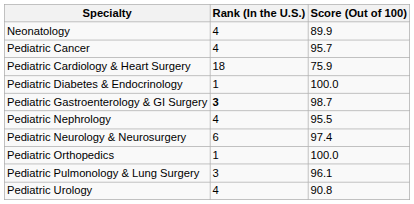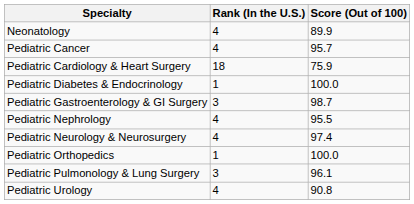(216, 102) bold -> (216, 102) normal
(216, 137) 6 -> (216, 137) 4
